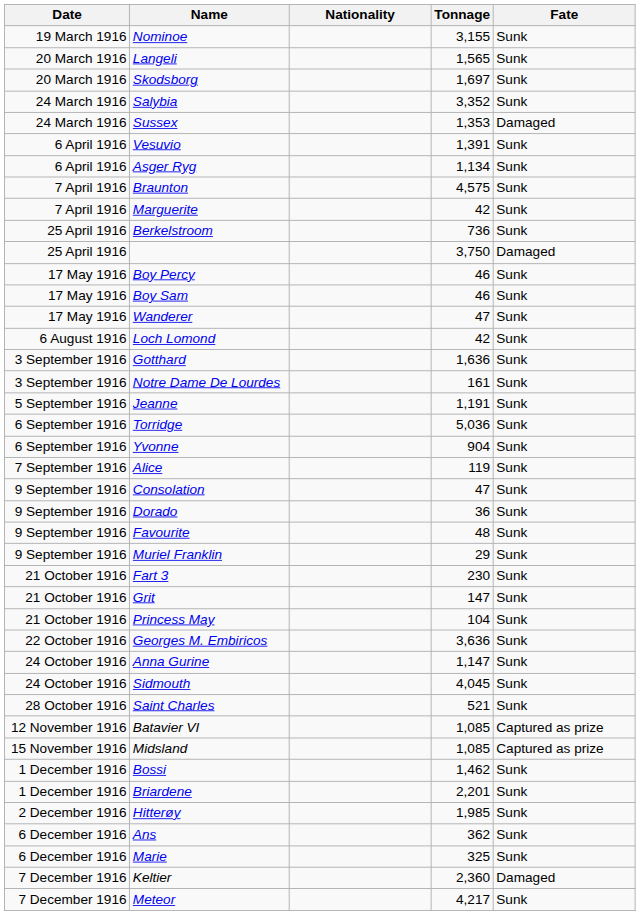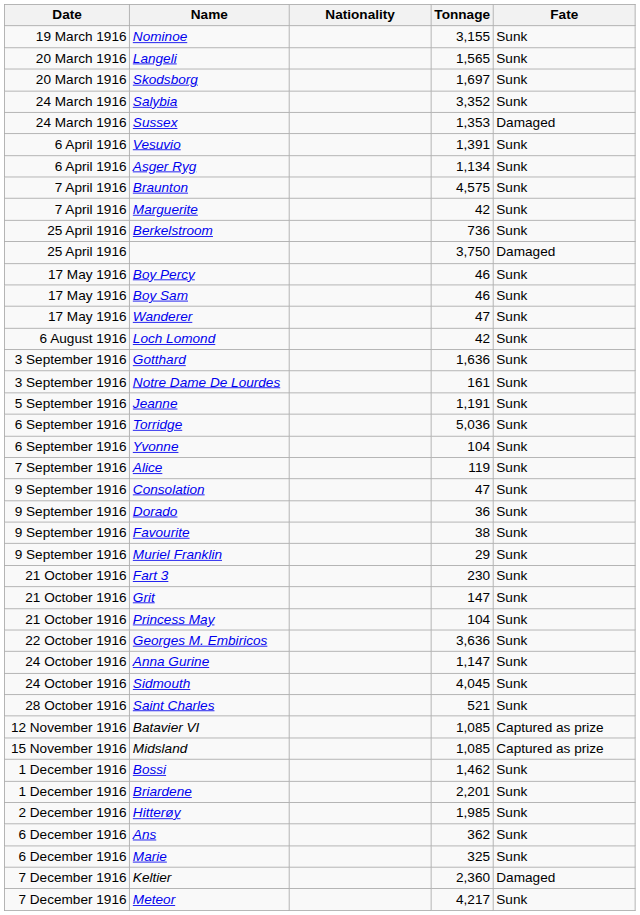(479, 446) 904 -> (479, 446) 104
(482, 532) 48 -> (482, 532) 38
